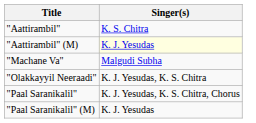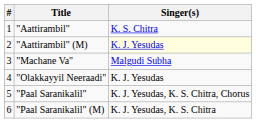+ column: (9, 12)
(154, 77) K. J. Yesudas, K. S. Chitra -> (137, 77) K. J. Yesudas
(128, 110) K. J. Yesudas -> (163, 110) K. J. Yesudas, K. S. Chitra
